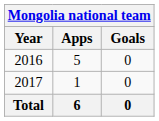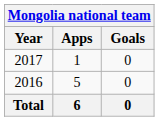rows swapped: (28, 60) <-> (28, 82)
